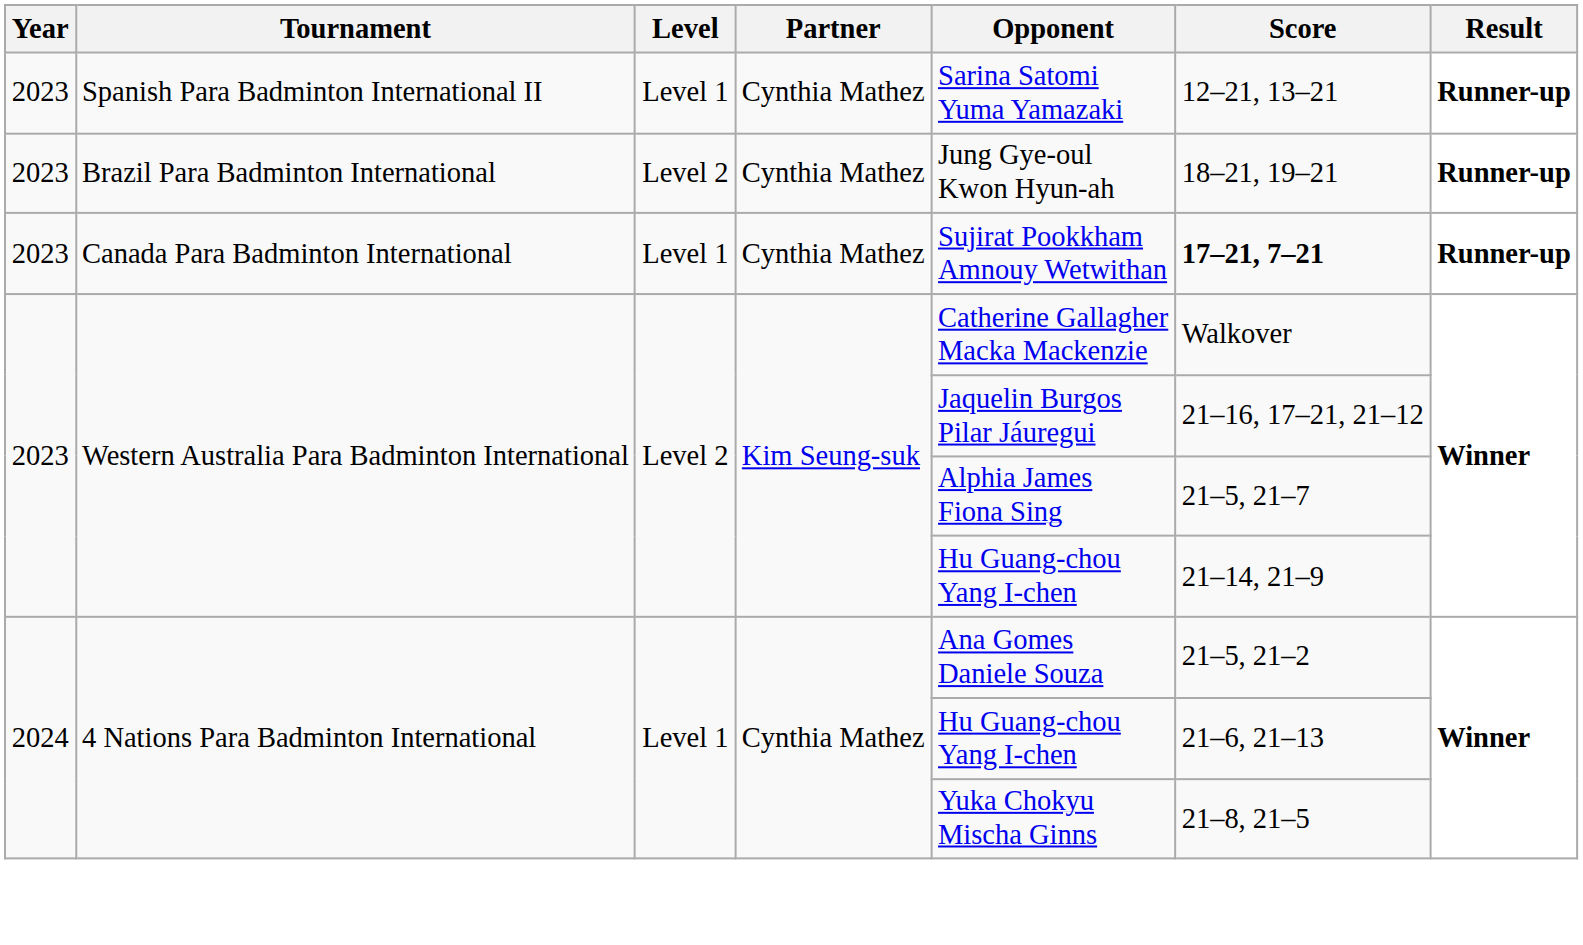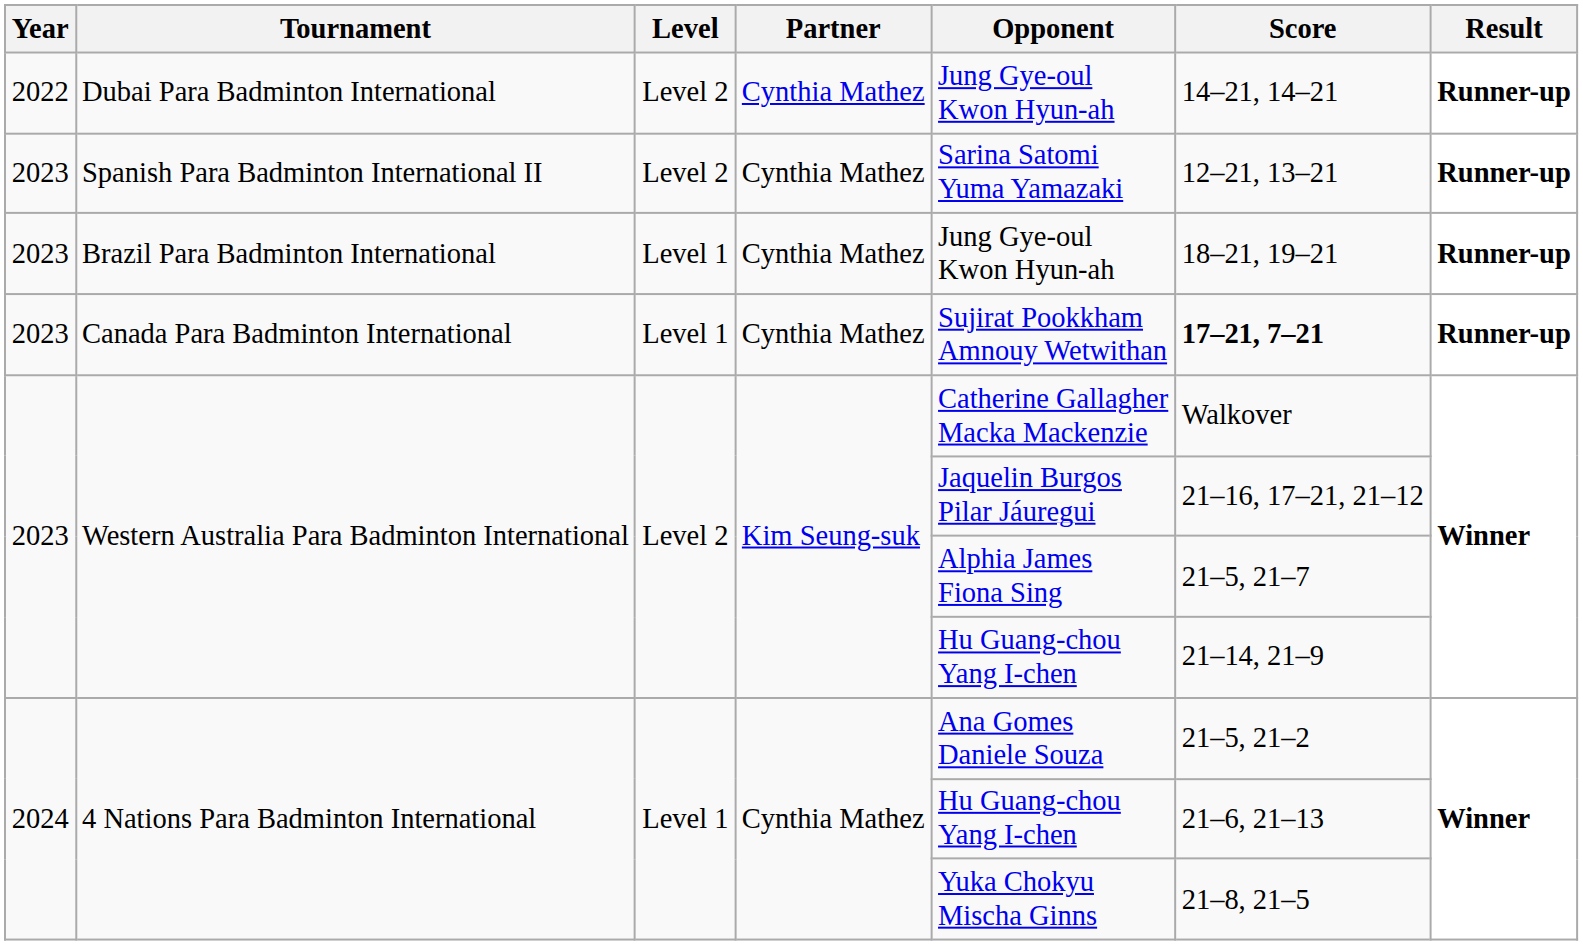+ row: (40, 92)
(685, 92) Level 1 -> (685, 172) Level 2
(685, 172) Level 2 -> (685, 253) Level 1
